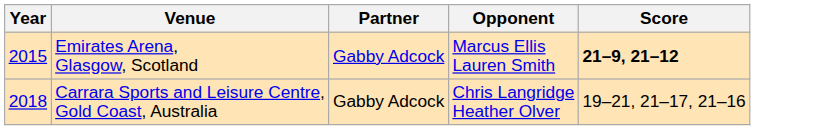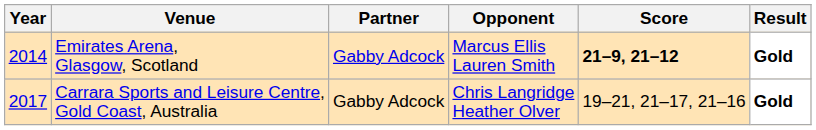+ column: (780, 19)
(28, 56) 2015 -> (28, 56) 2014
(28, 102) 2018 -> (28, 102) 2017
